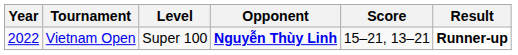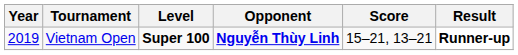(23, 38) 2022 -> (23, 38) 2019
(175, 38) normal -> (176, 38) bold
